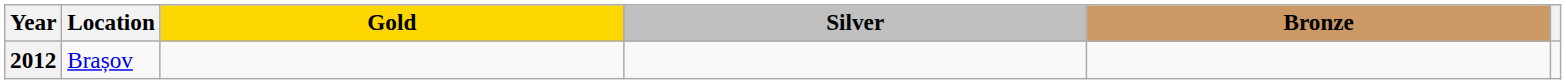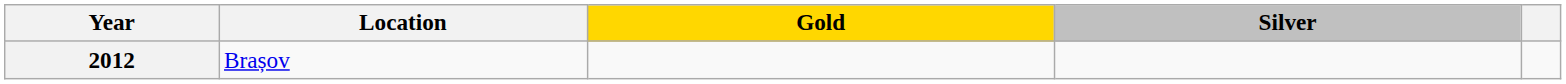- column: (1319, 22)
